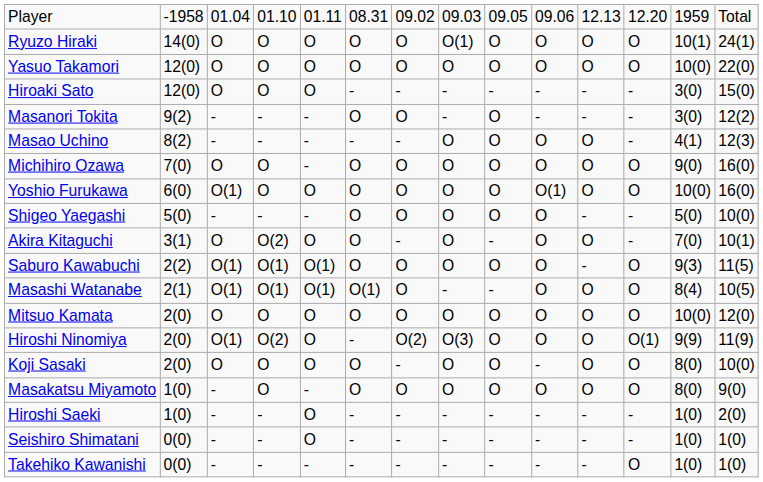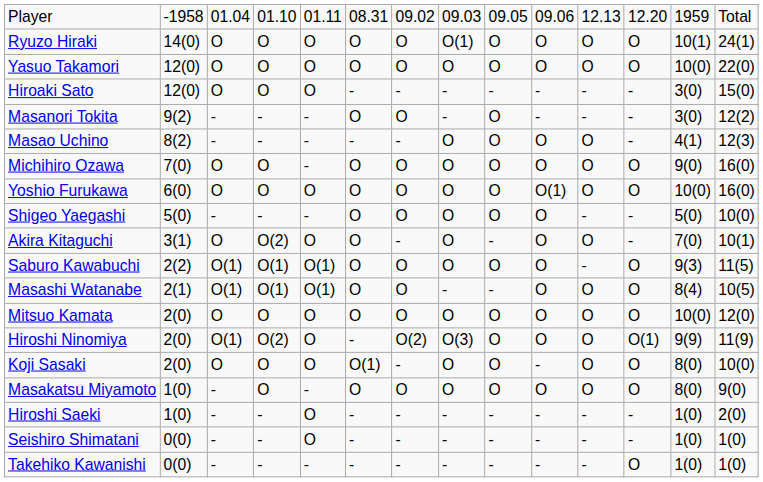(226, 191) O(1) -> (217, 191) O
(365, 290) O(1) -> (355, 290) O
(355, 365) O -> (365, 365) O(1)
